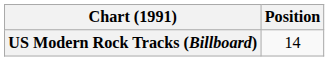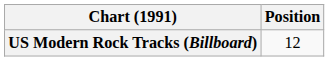(293, 42) 14 -> (293, 42) 12
